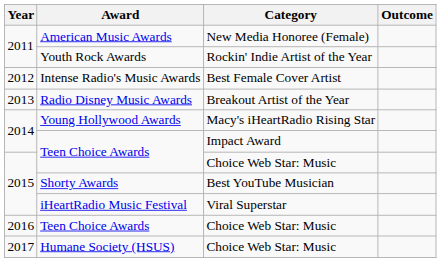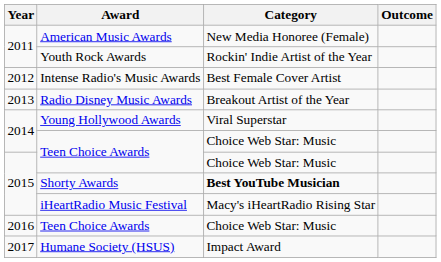(291, 120) Macy's iHeartRadio Rising Star -> (246, 120) Viral Superstar
(244, 141) Impact Award -> (271, 141) Choice Web Star: Music
(270, 183) normal -> (273, 183) bold
(246, 204) Viral Superstar -> (291, 204) Macy's iHeartRadio Rising Star
(271, 246) Choice Web Star: Music -> (244, 246) Impact Award
